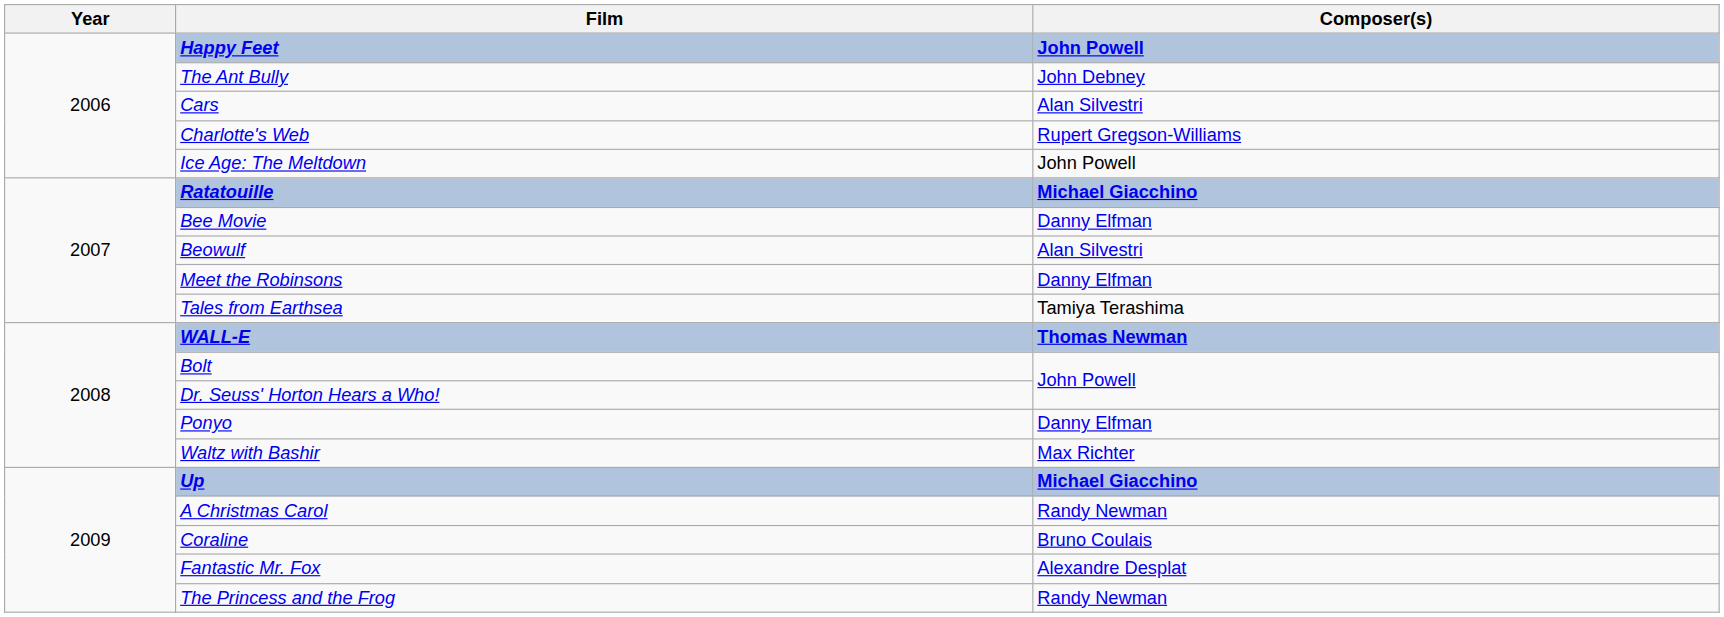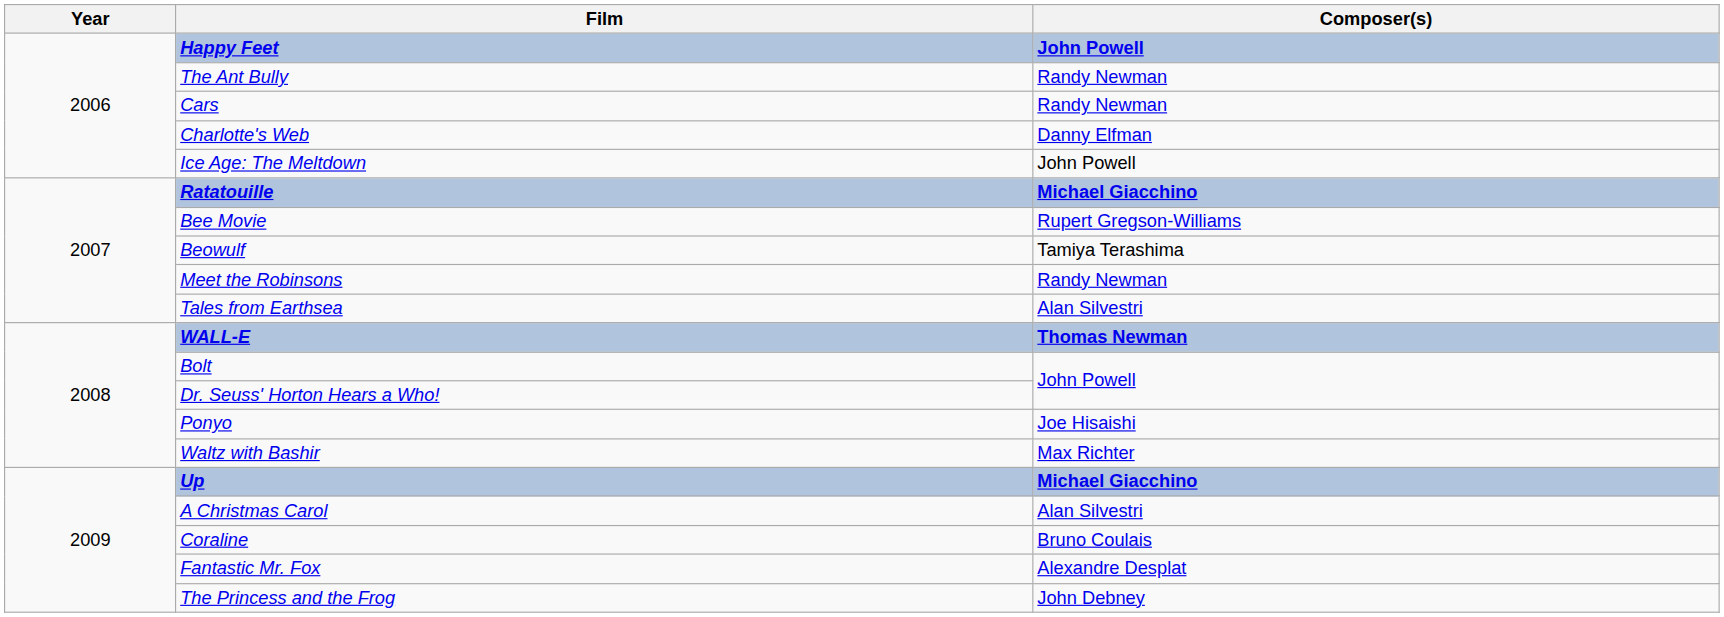(1091, 76) John Debney -> (1102, 76) Randy Newman
(1090, 105) Alan Silvestri -> (1102, 105) Randy Newman
(1139, 134) Rupert Gregson-Williams -> (1095, 134) Danny Elfman
(1095, 221) Danny Elfman -> (1139, 221) Rupert Gregson-Williams
(1090, 250) Alan Silvestri -> (1111, 250) Tamiya Terashima
(1095, 279) Danny Elfman -> (1102, 279) Randy Newman
(1111, 308) Tamiya Terashima -> (1090, 308) Alan Silvestri
(1095, 423) Danny Elfman -> (1087, 423) Joe Hisaishi
(1102, 510) Randy Newman -> (1090, 510) Alan Silvestri
(1102, 597) Randy Newman -> (1091, 597) John Debney
